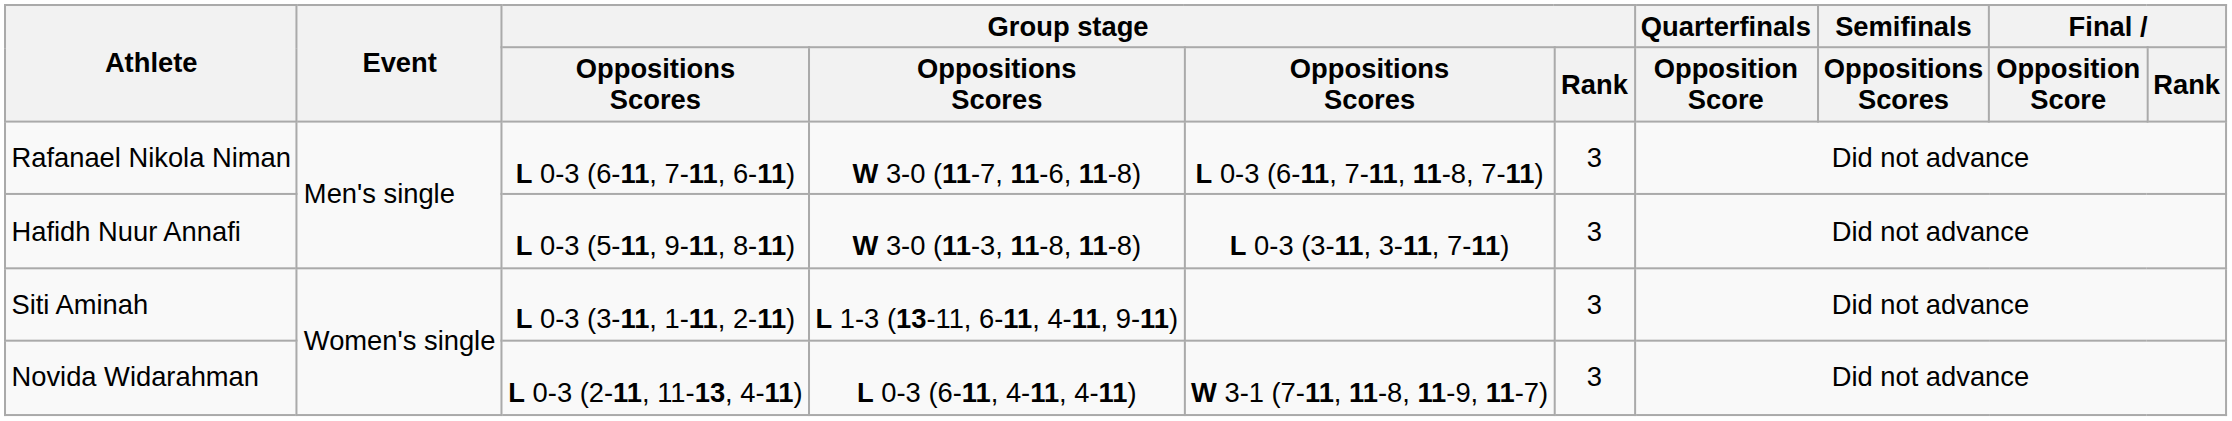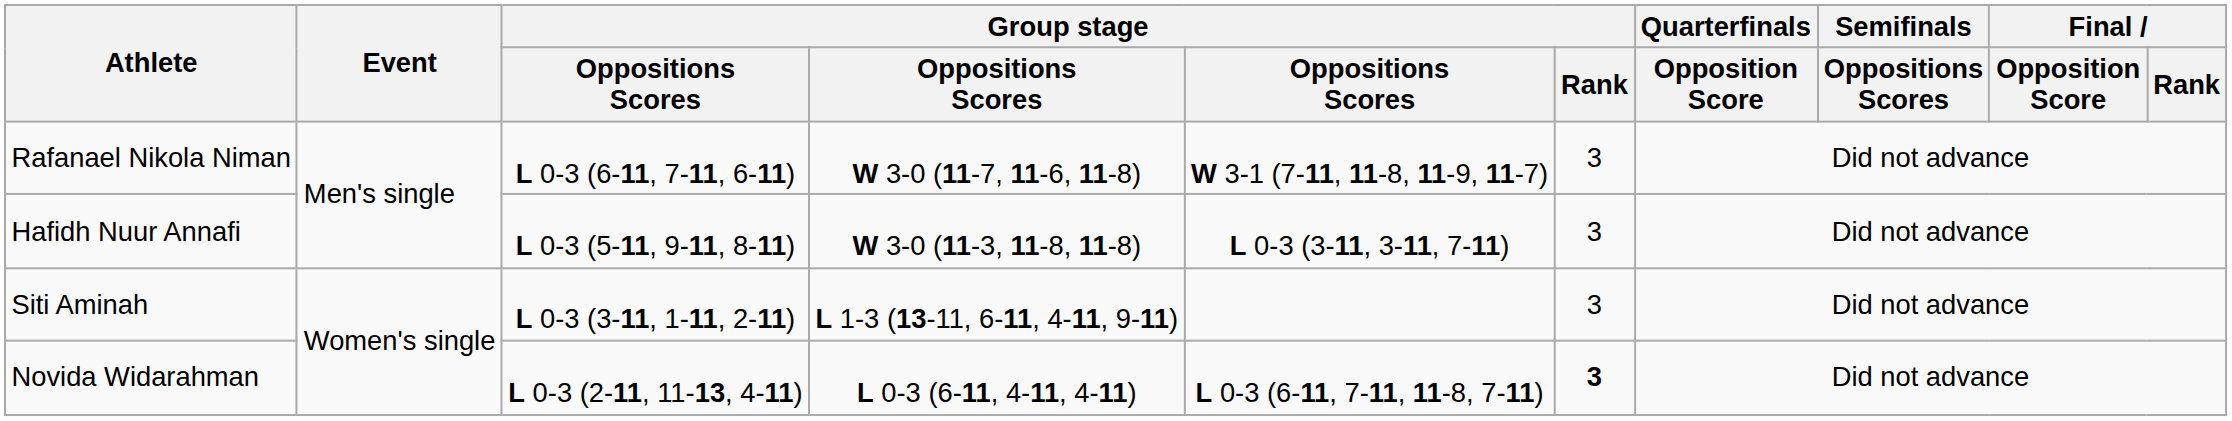(1370, 173) L 0-3 (6-11, 7-11, 11-8, 7-11) -> (1370, 173) W 3-1 (7-11, 11-8, 11-9, 11-7)
(1370, 392) W 3-1 (7-11, 11-8, 11-9, 11-7) -> (1370, 392) L 0-3 (6-11, 7-11, 11-8, 7-11)
(1594, 377) normal -> (1594, 377) bold
